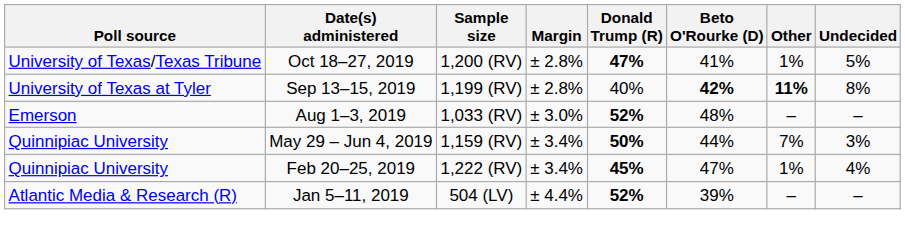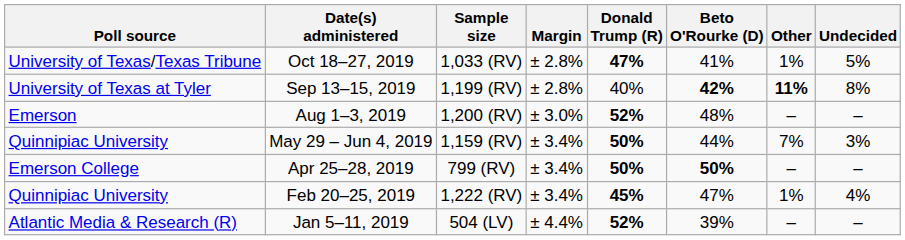(481, 61) 1,200 (RV) -> (481, 61) 1,033 (RV)
(481, 115) 1,033 (RV) -> (481, 115) 1,200 (RV)
+ row: (351, 168)
